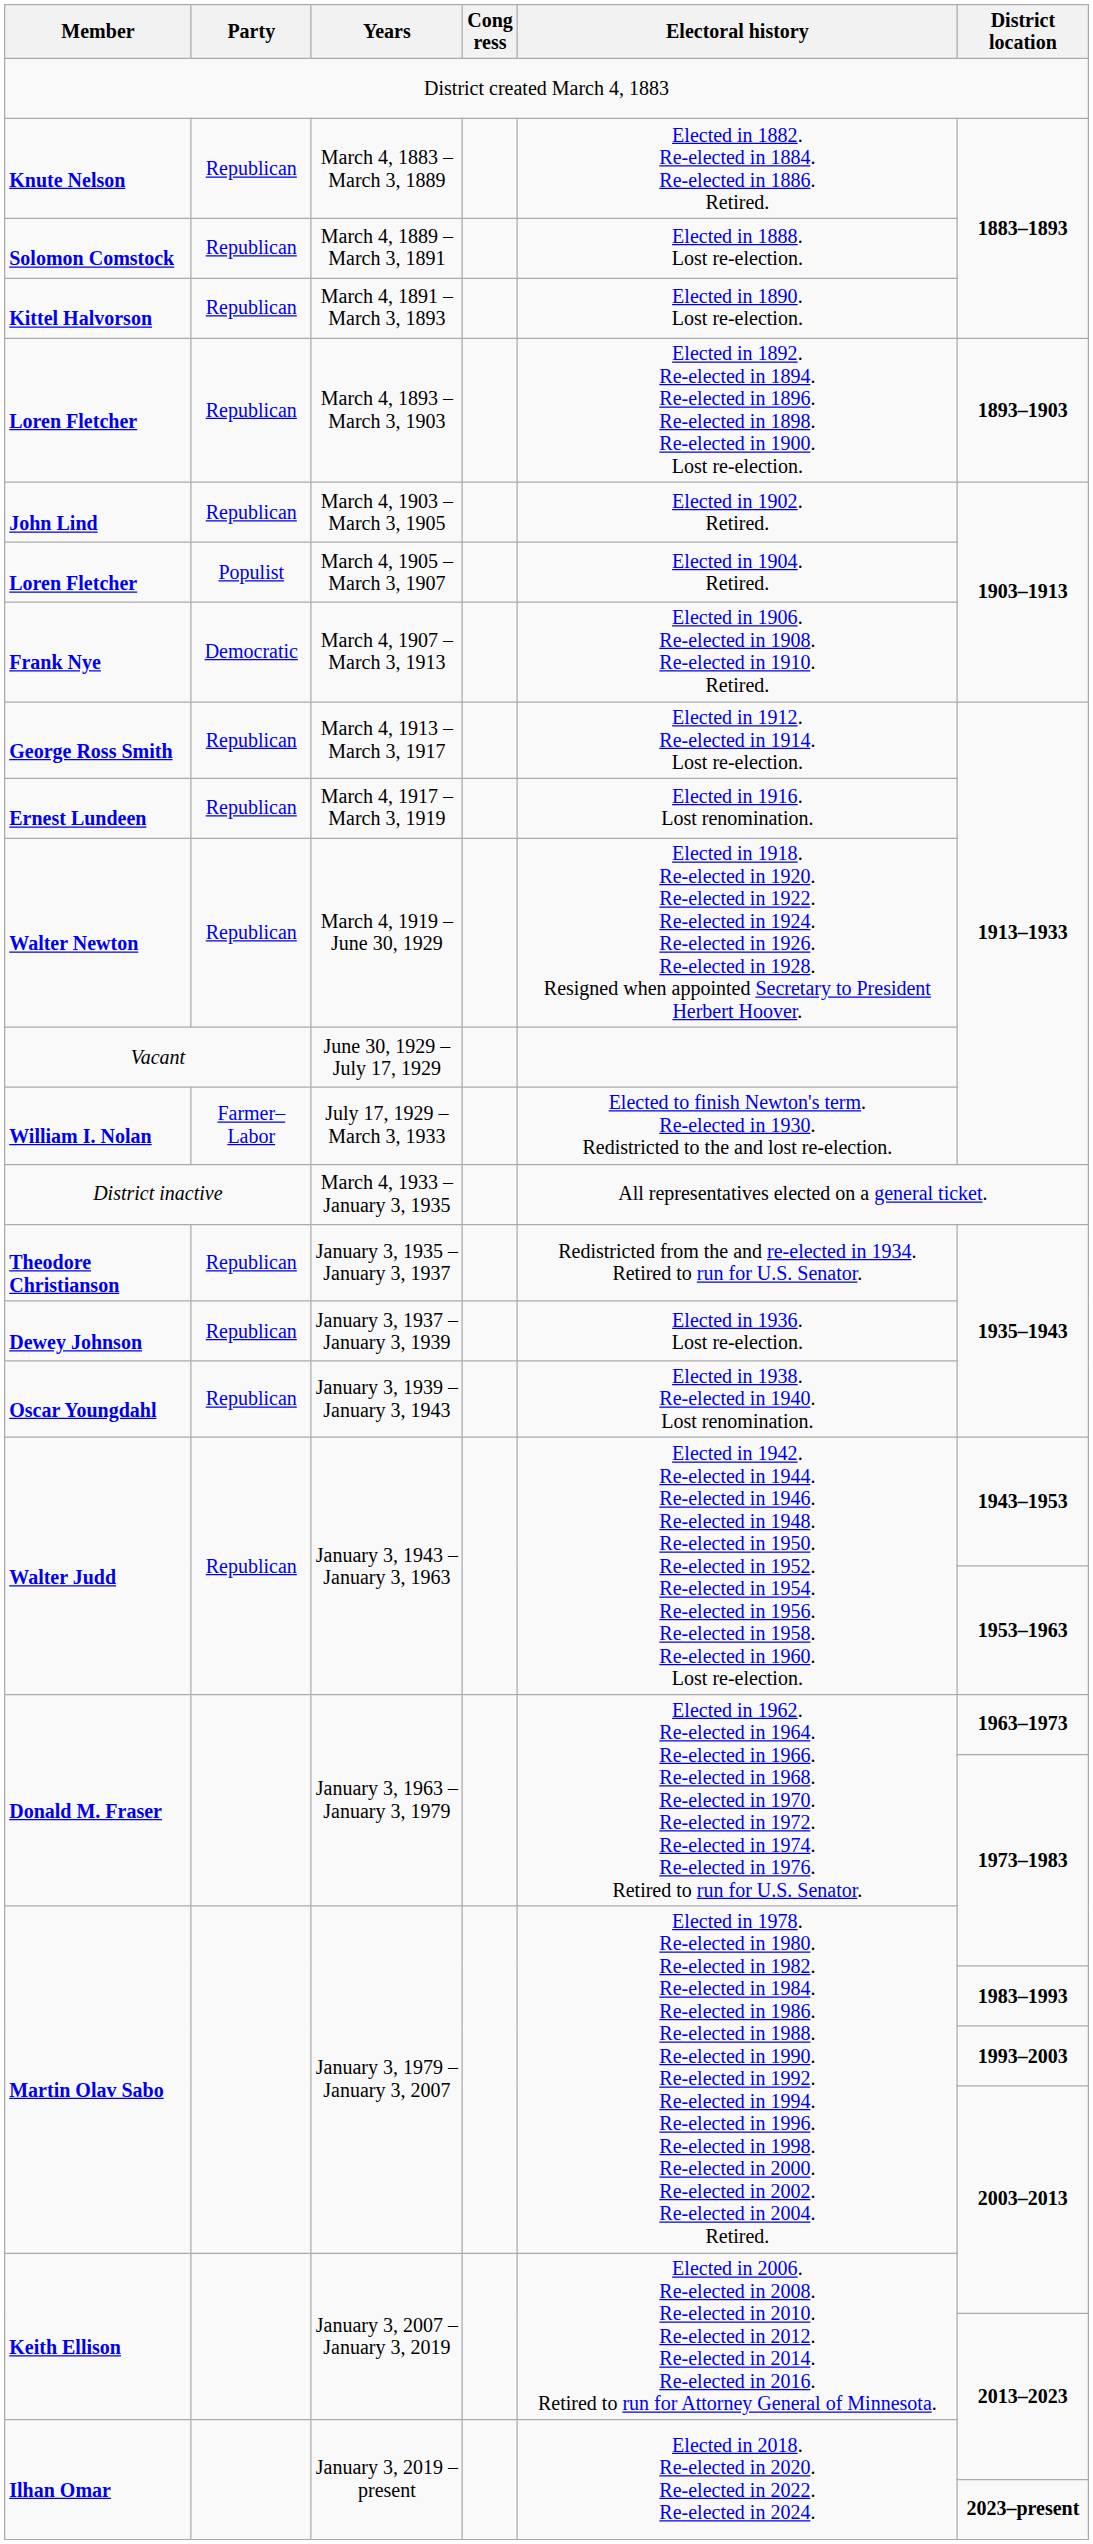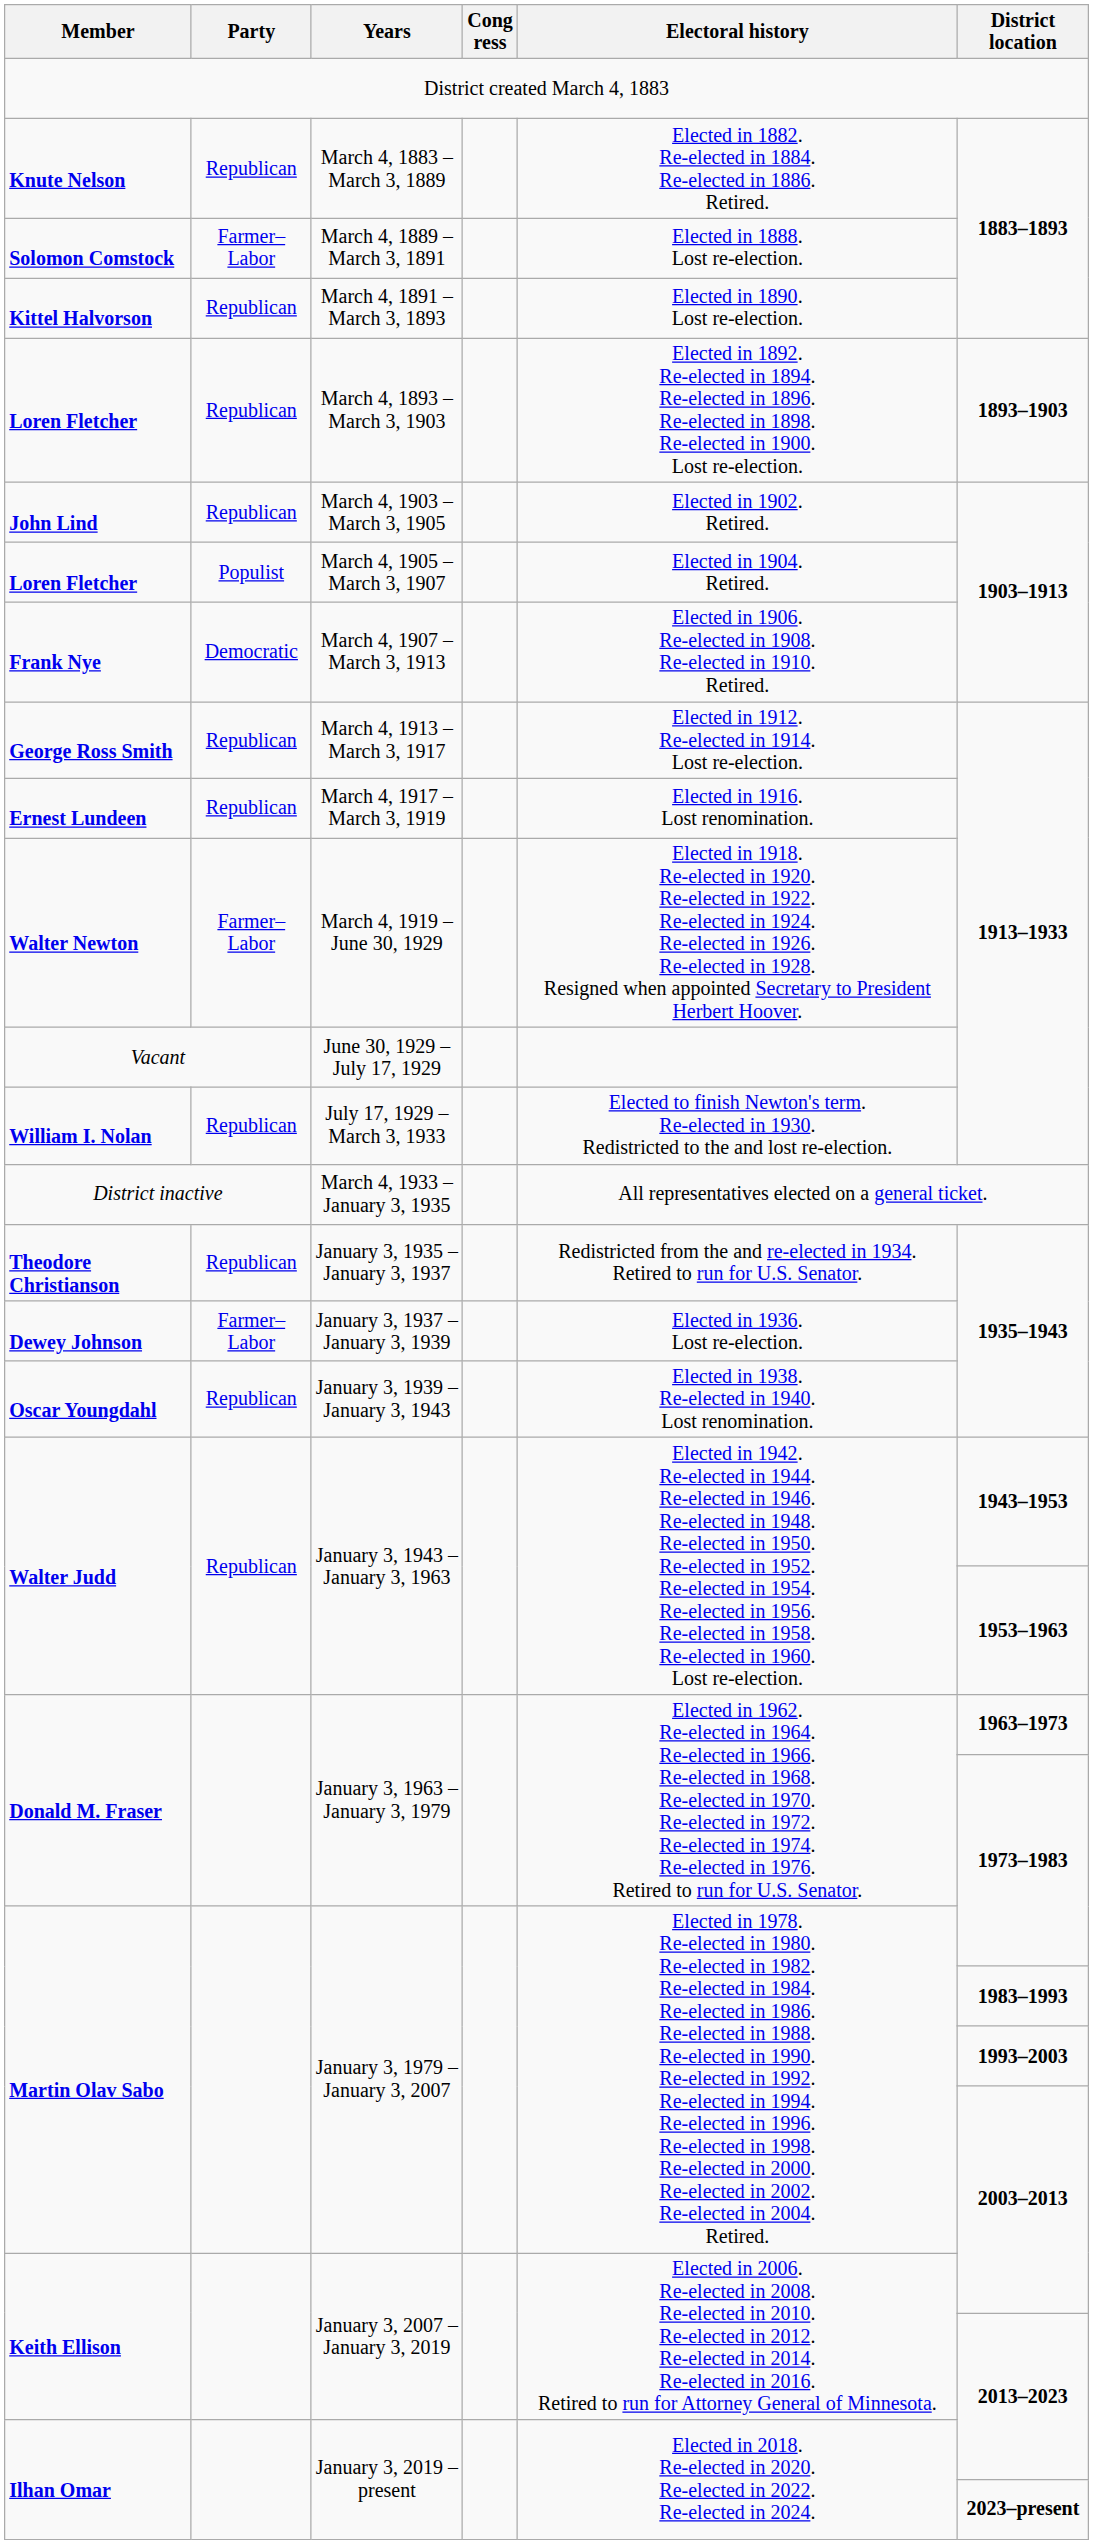(251, 247) Republican -> (251, 247) Farmer–Labor
(251, 932) Republican -> (251, 932) Farmer–Labor
(251, 1125) Farmer–Labor -> (251, 1125) Republican
(251, 1330) Republican -> (251, 1330) Farmer–Labor
